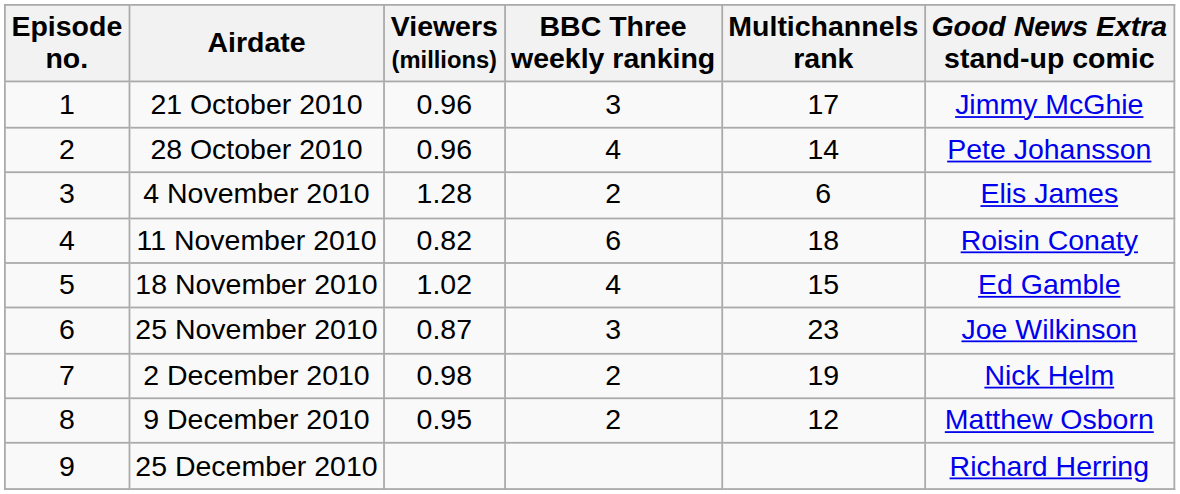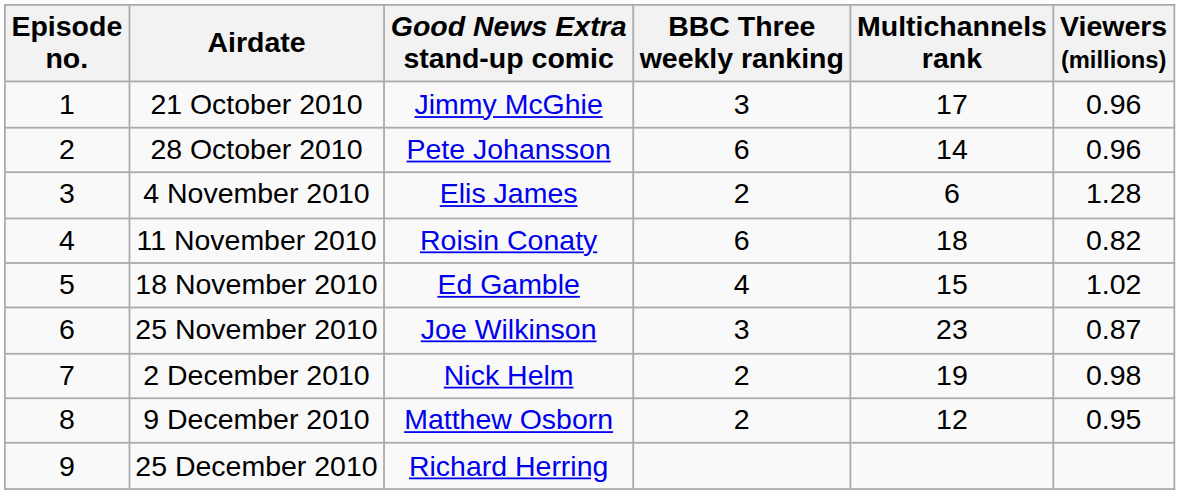columns swapped: (444, 43) <-> (1049, 43)
(613, 149) 4 -> (742, 149) 6
